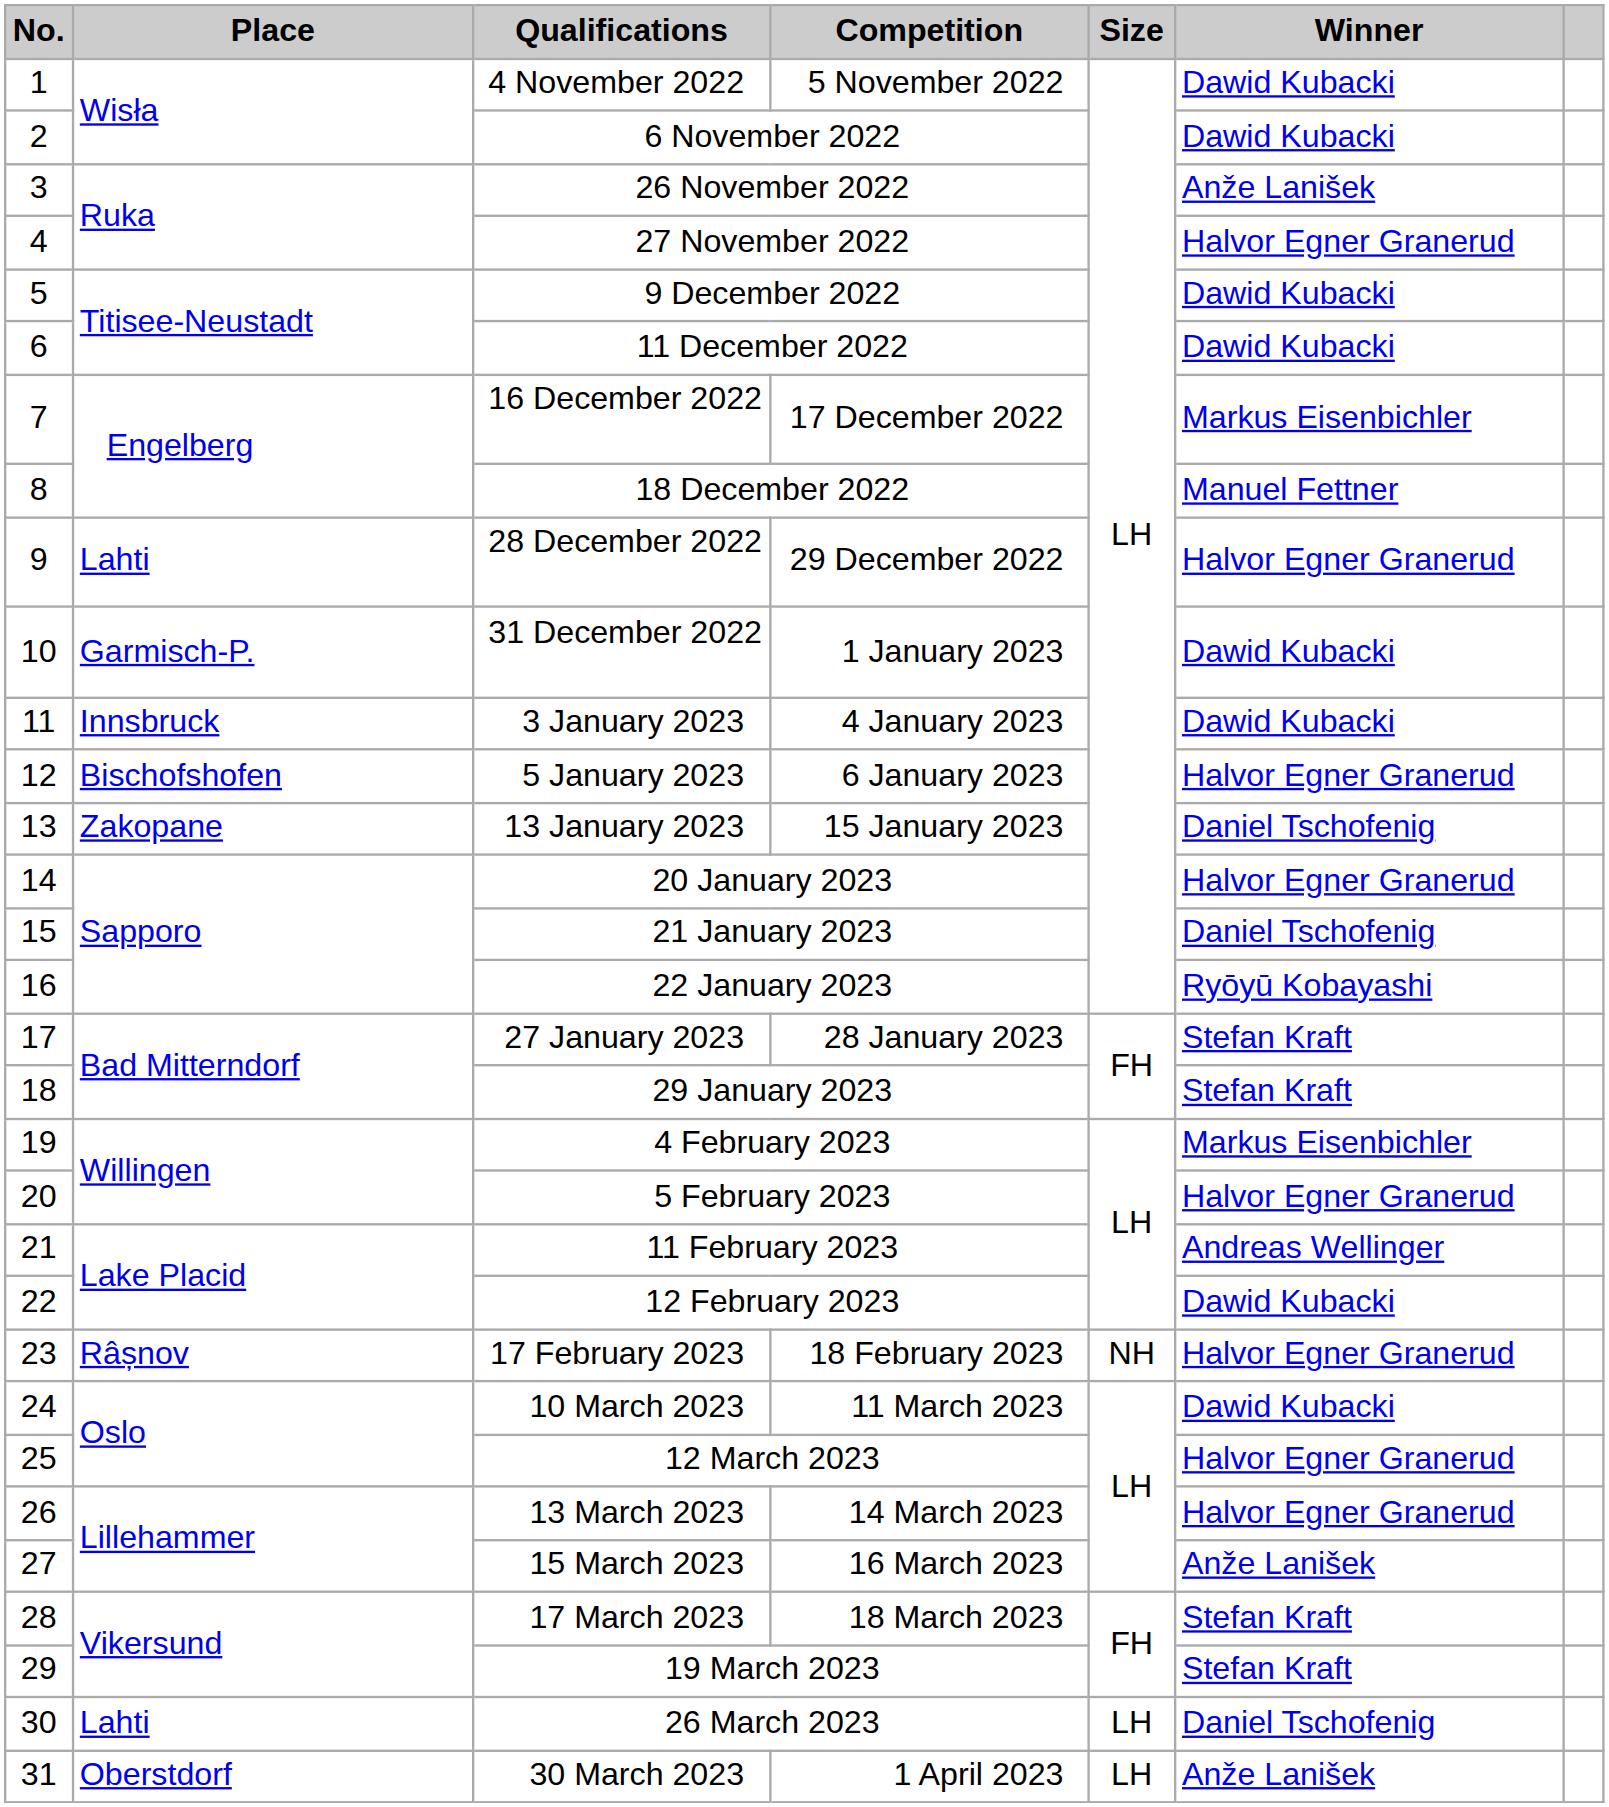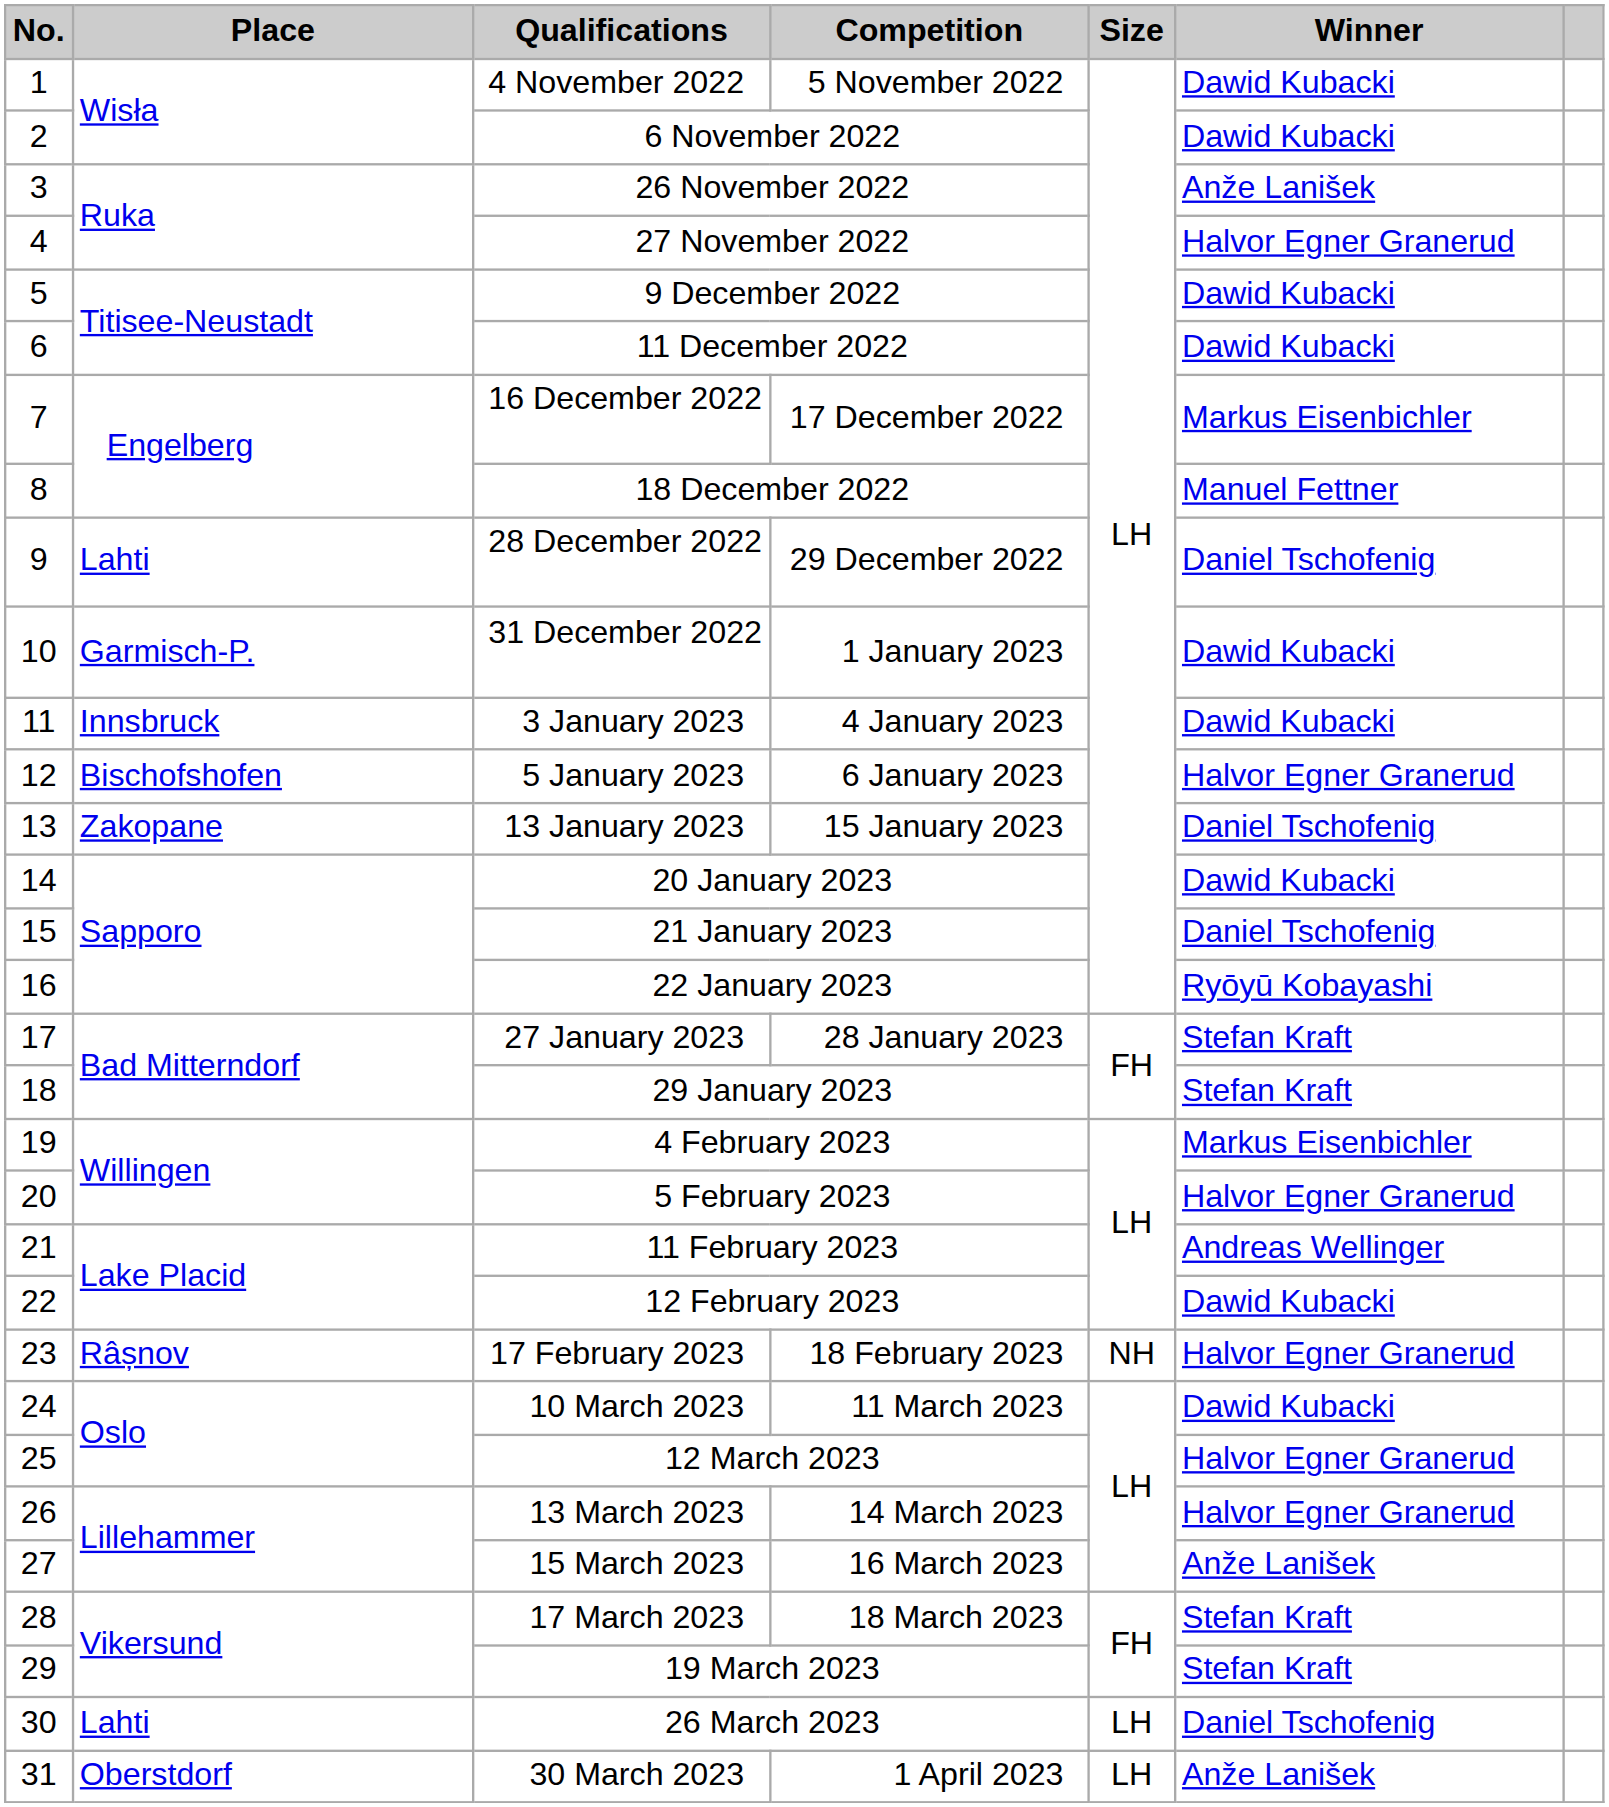(1348, 560) Halvor Egner Granerud -> (1309, 560) Daniel Tschofenig
(1348, 879) Halvor Egner Granerud -> (1288, 879) Dawid Kubacki
